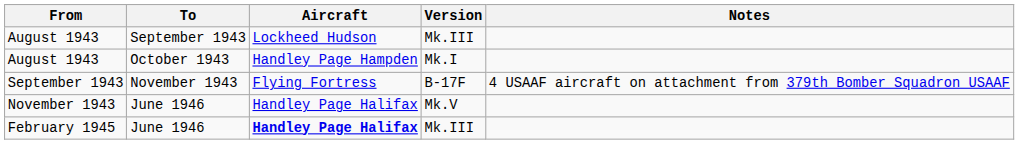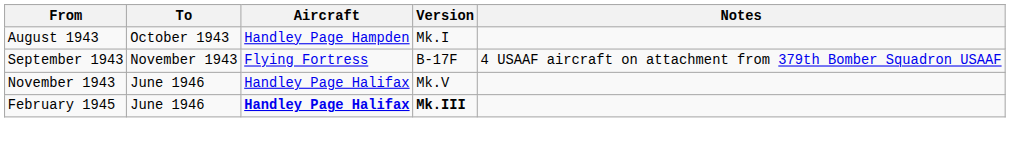- row: (53, 38)
(449, 128) normal -> (441, 106) bold
